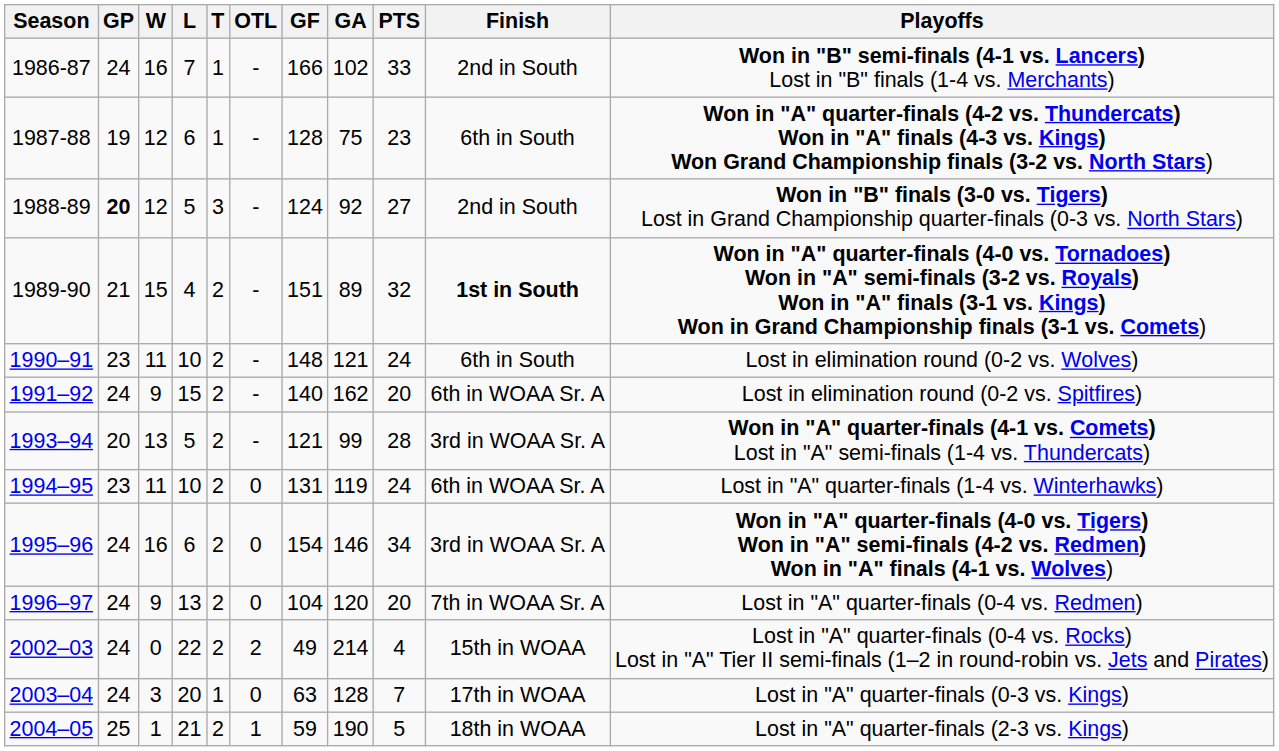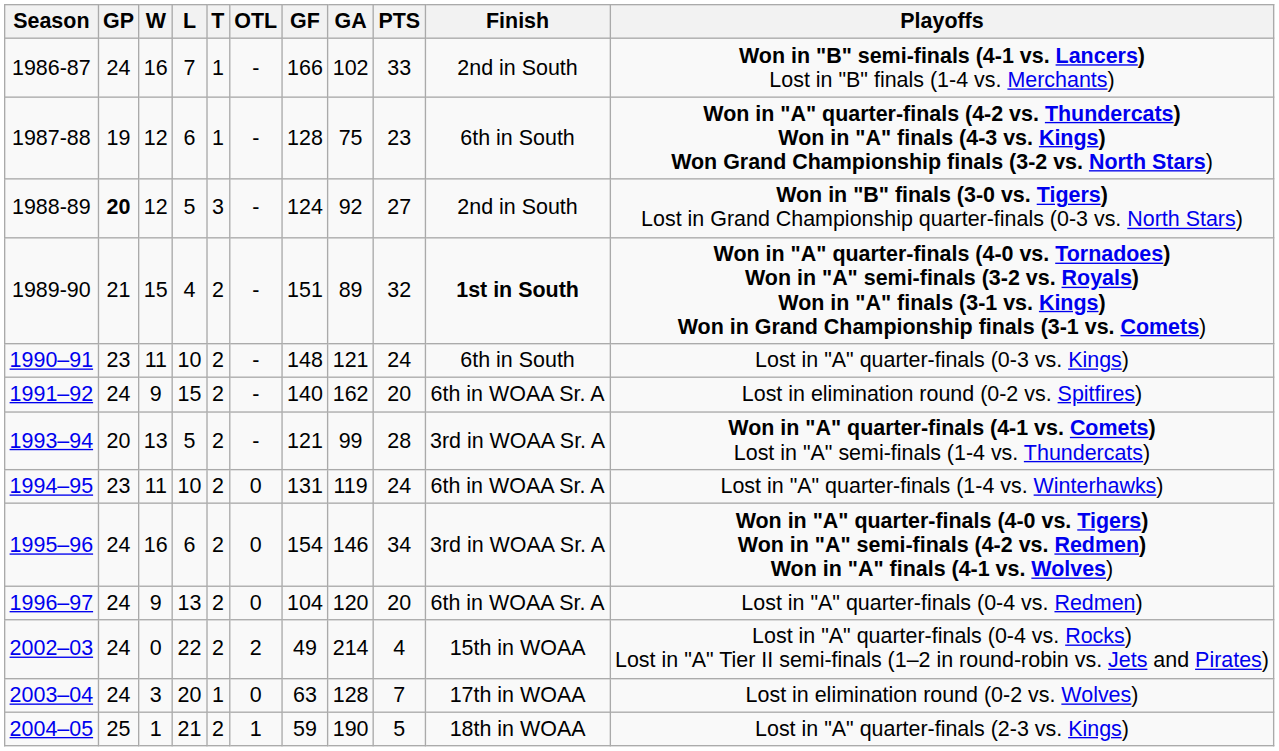(942, 360) Lost in elimination round (0-2 vs. Wolves) -> (942, 360) Lost in "A" quarter-finals (0-3 vs. Kings)
(518, 602) 7th in WOAA Sr. A -> (518, 602) 6th in WOAA Sr. A
(942, 694) Lost in "A" quarter-finals (0-3 vs. Kings) -> (942, 694) Lost in elimination round (0-2 vs. Wolves)
